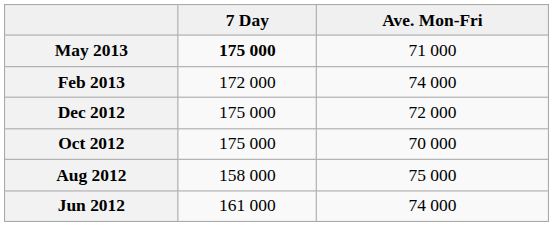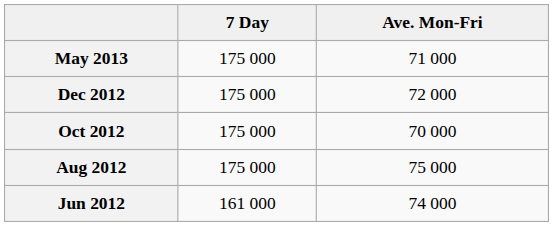(247, 50) bold -> (247, 58) normal
- row: (91, 81)
(247, 174) 158 000 -> (247, 167) 175 000
